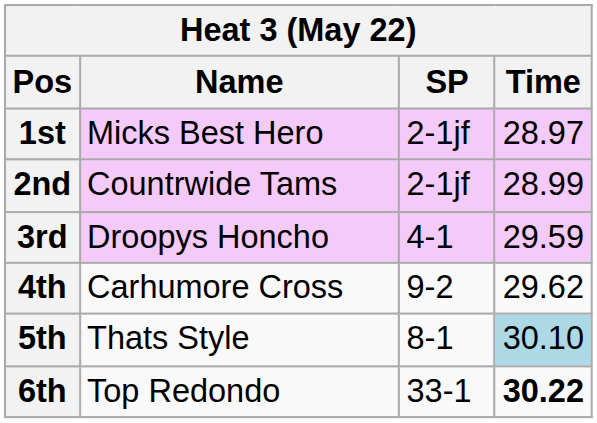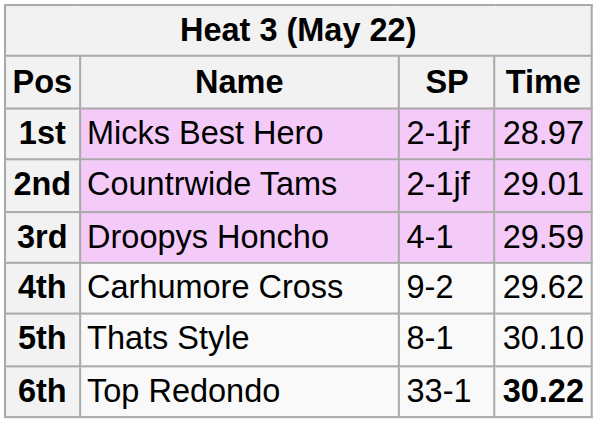(543, 184) 28.99 -> (543, 184) 29.01
(543, 339) lightblue background -> (543, 339) no background
